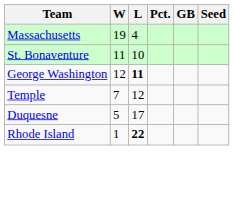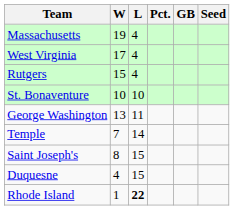+ row: (42, 54)
+ row: (27, 74)
(119, 54) 11 -> (119, 94) 10
(119, 74) 12 -> (119, 114) 13
(138, 74) bold -> (138, 114) normal
(138, 94) 12 -> (138, 134) 14
+ row: (43, 154)
(116, 114) 5 -> (116, 174) 4
(138, 114) 17 -> (138, 174) 15
